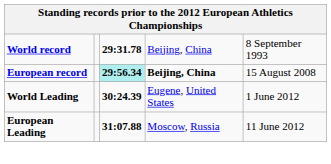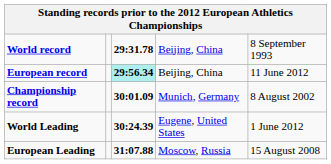(181, 73) bold -> (190, 73) normal
(281, 73) 15 August 2008 -> (279, 73) 11 June 2012
+ row: (42, 96)
(275, 126) 11 June 2012 -> (285, 150) 15 August 2008
